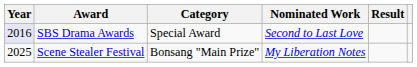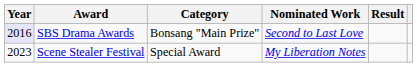(185, 33) Special Award -> (205, 33) Bonsang "Main Prize"
(19, 52) 2025 -> (19, 52) 2023
(205, 52) Bonsang "Main Prize" -> (185, 52) Special Award
